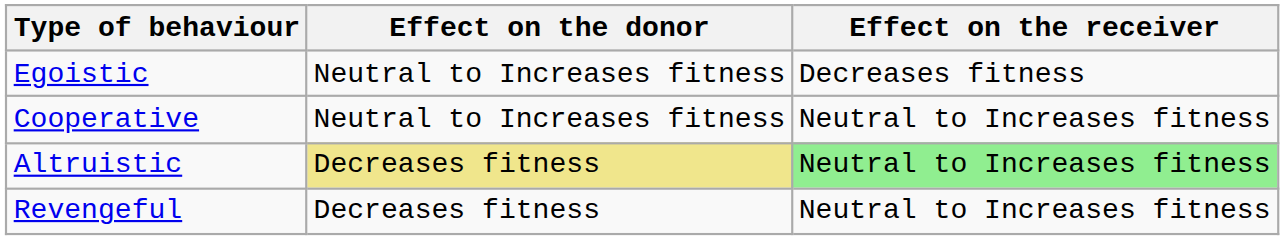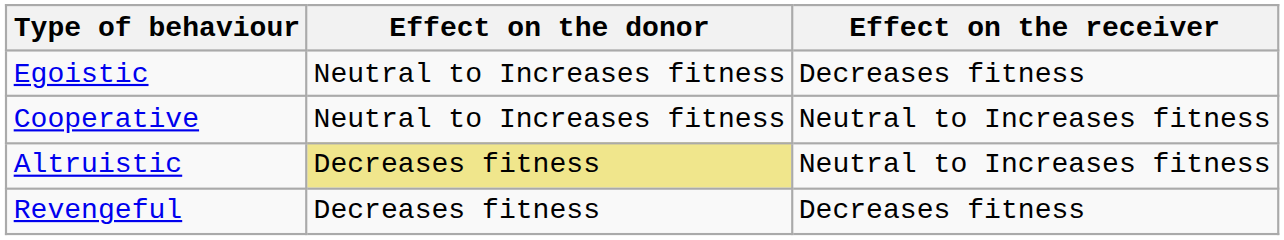(1035, 165) lightgreen background -> (1035, 165) no background
(1035, 211) Neutral to Increases fitness -> (942, 211) Decreases fitness
